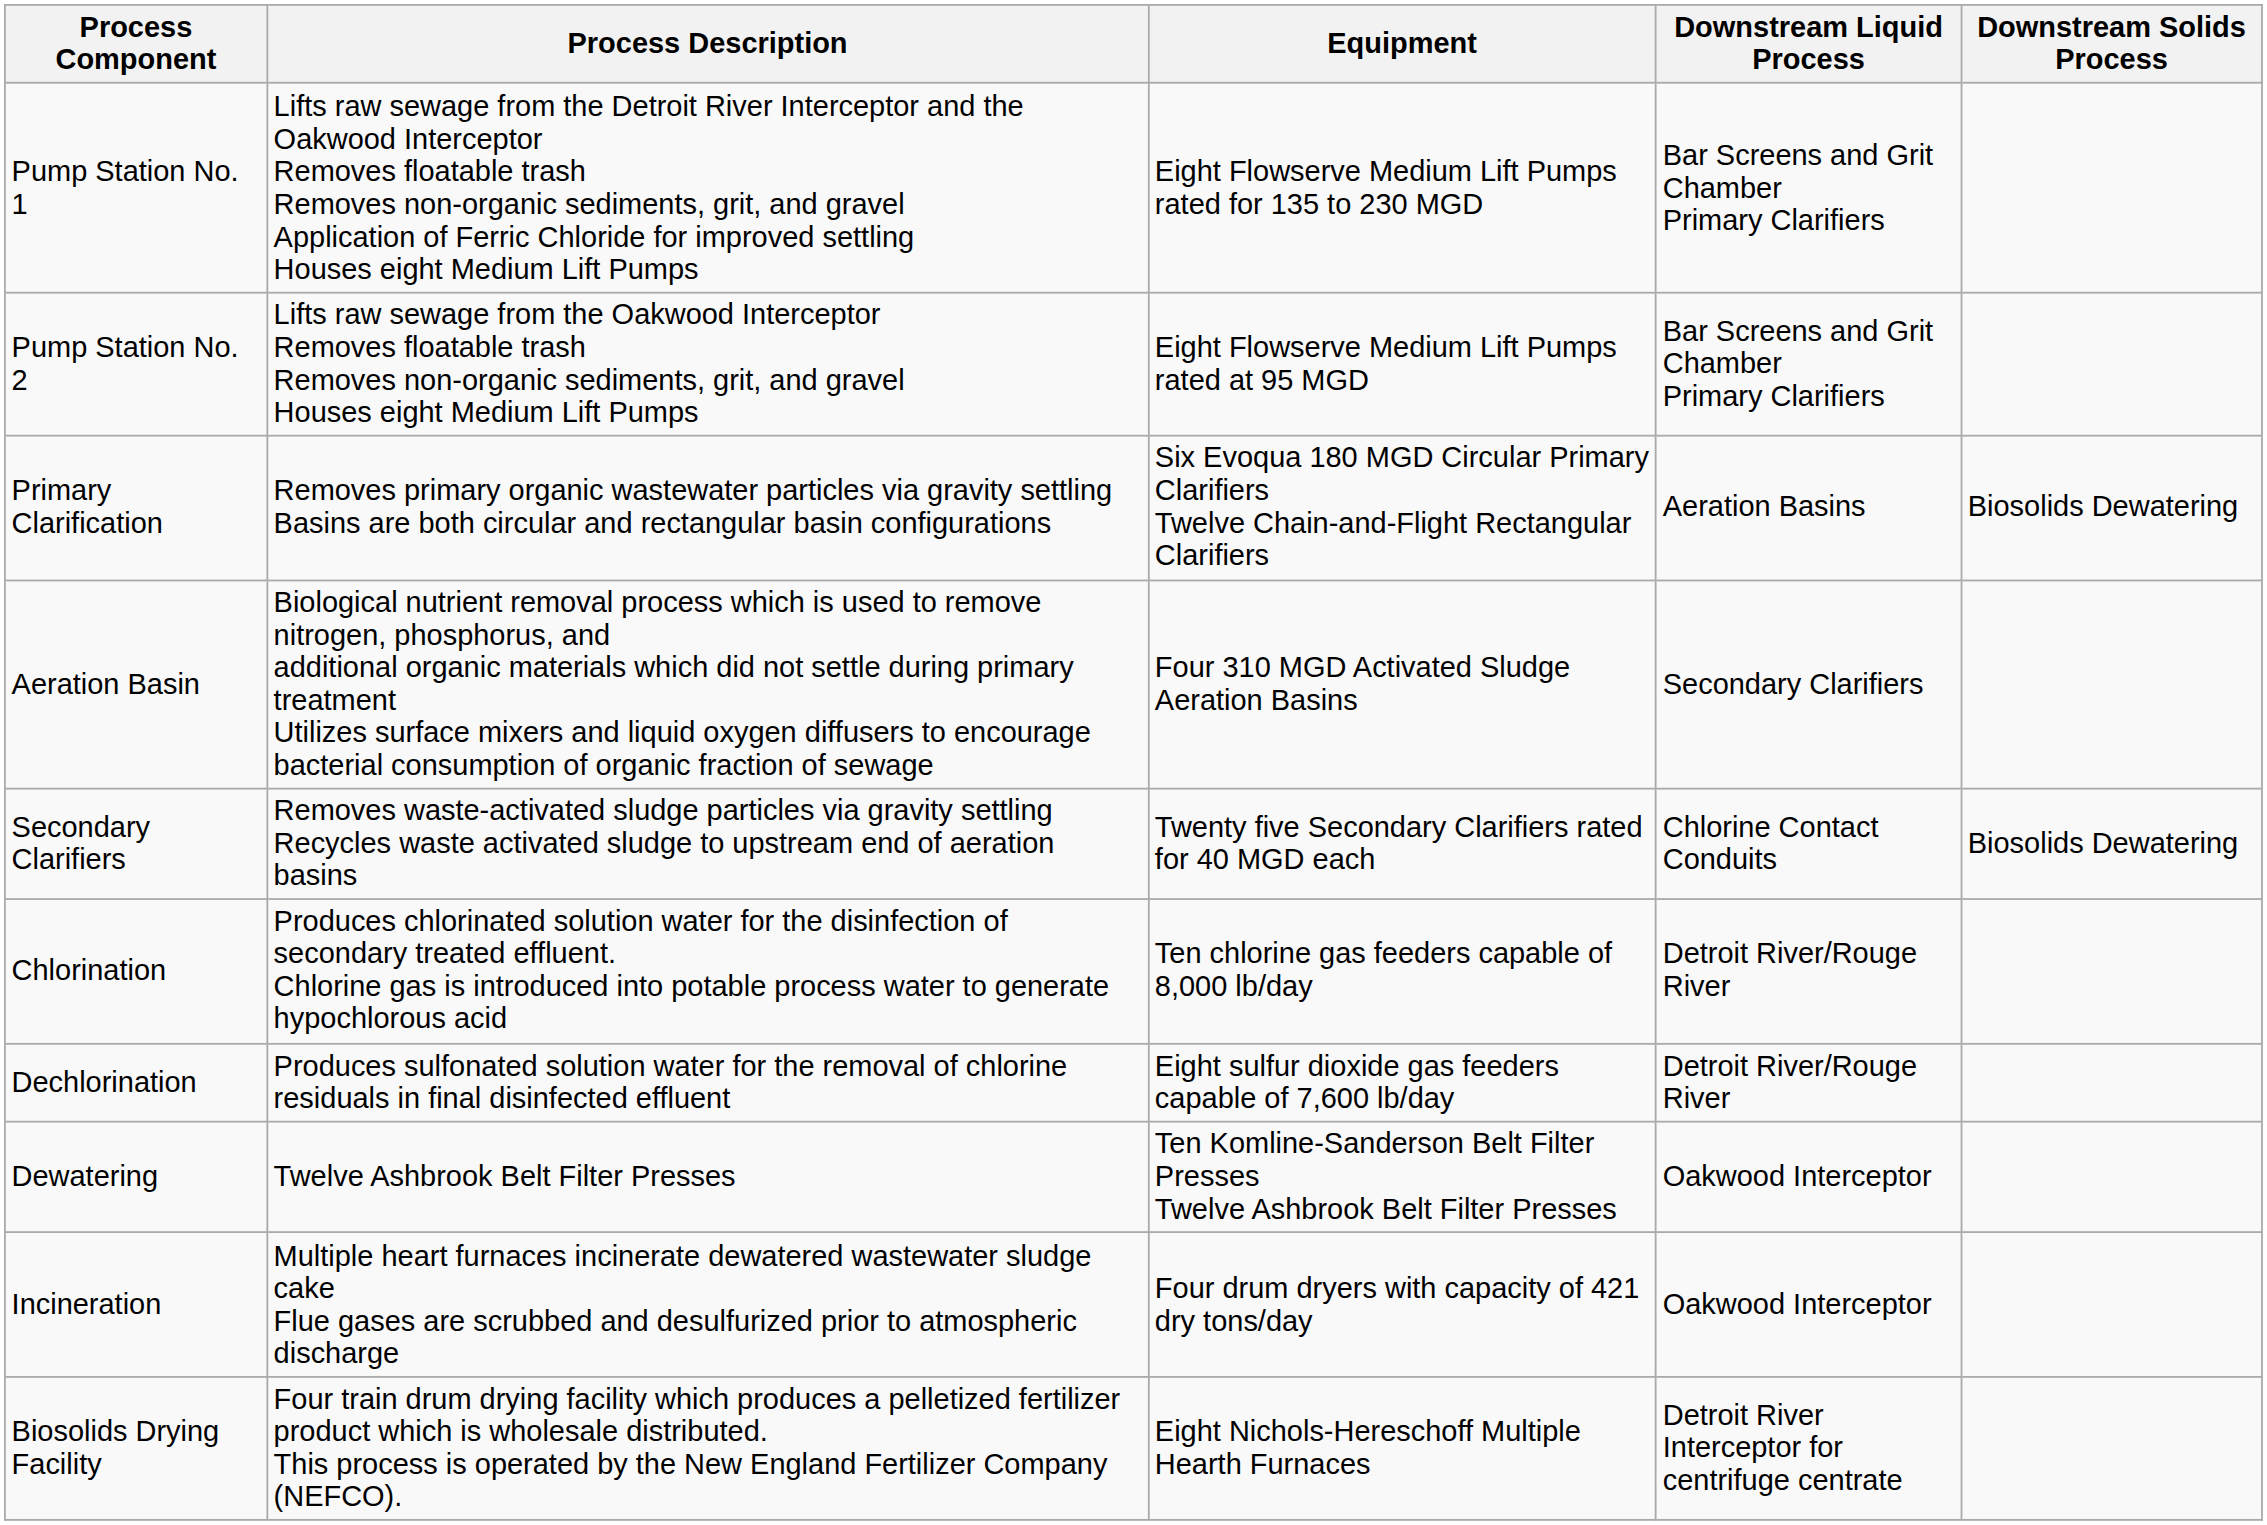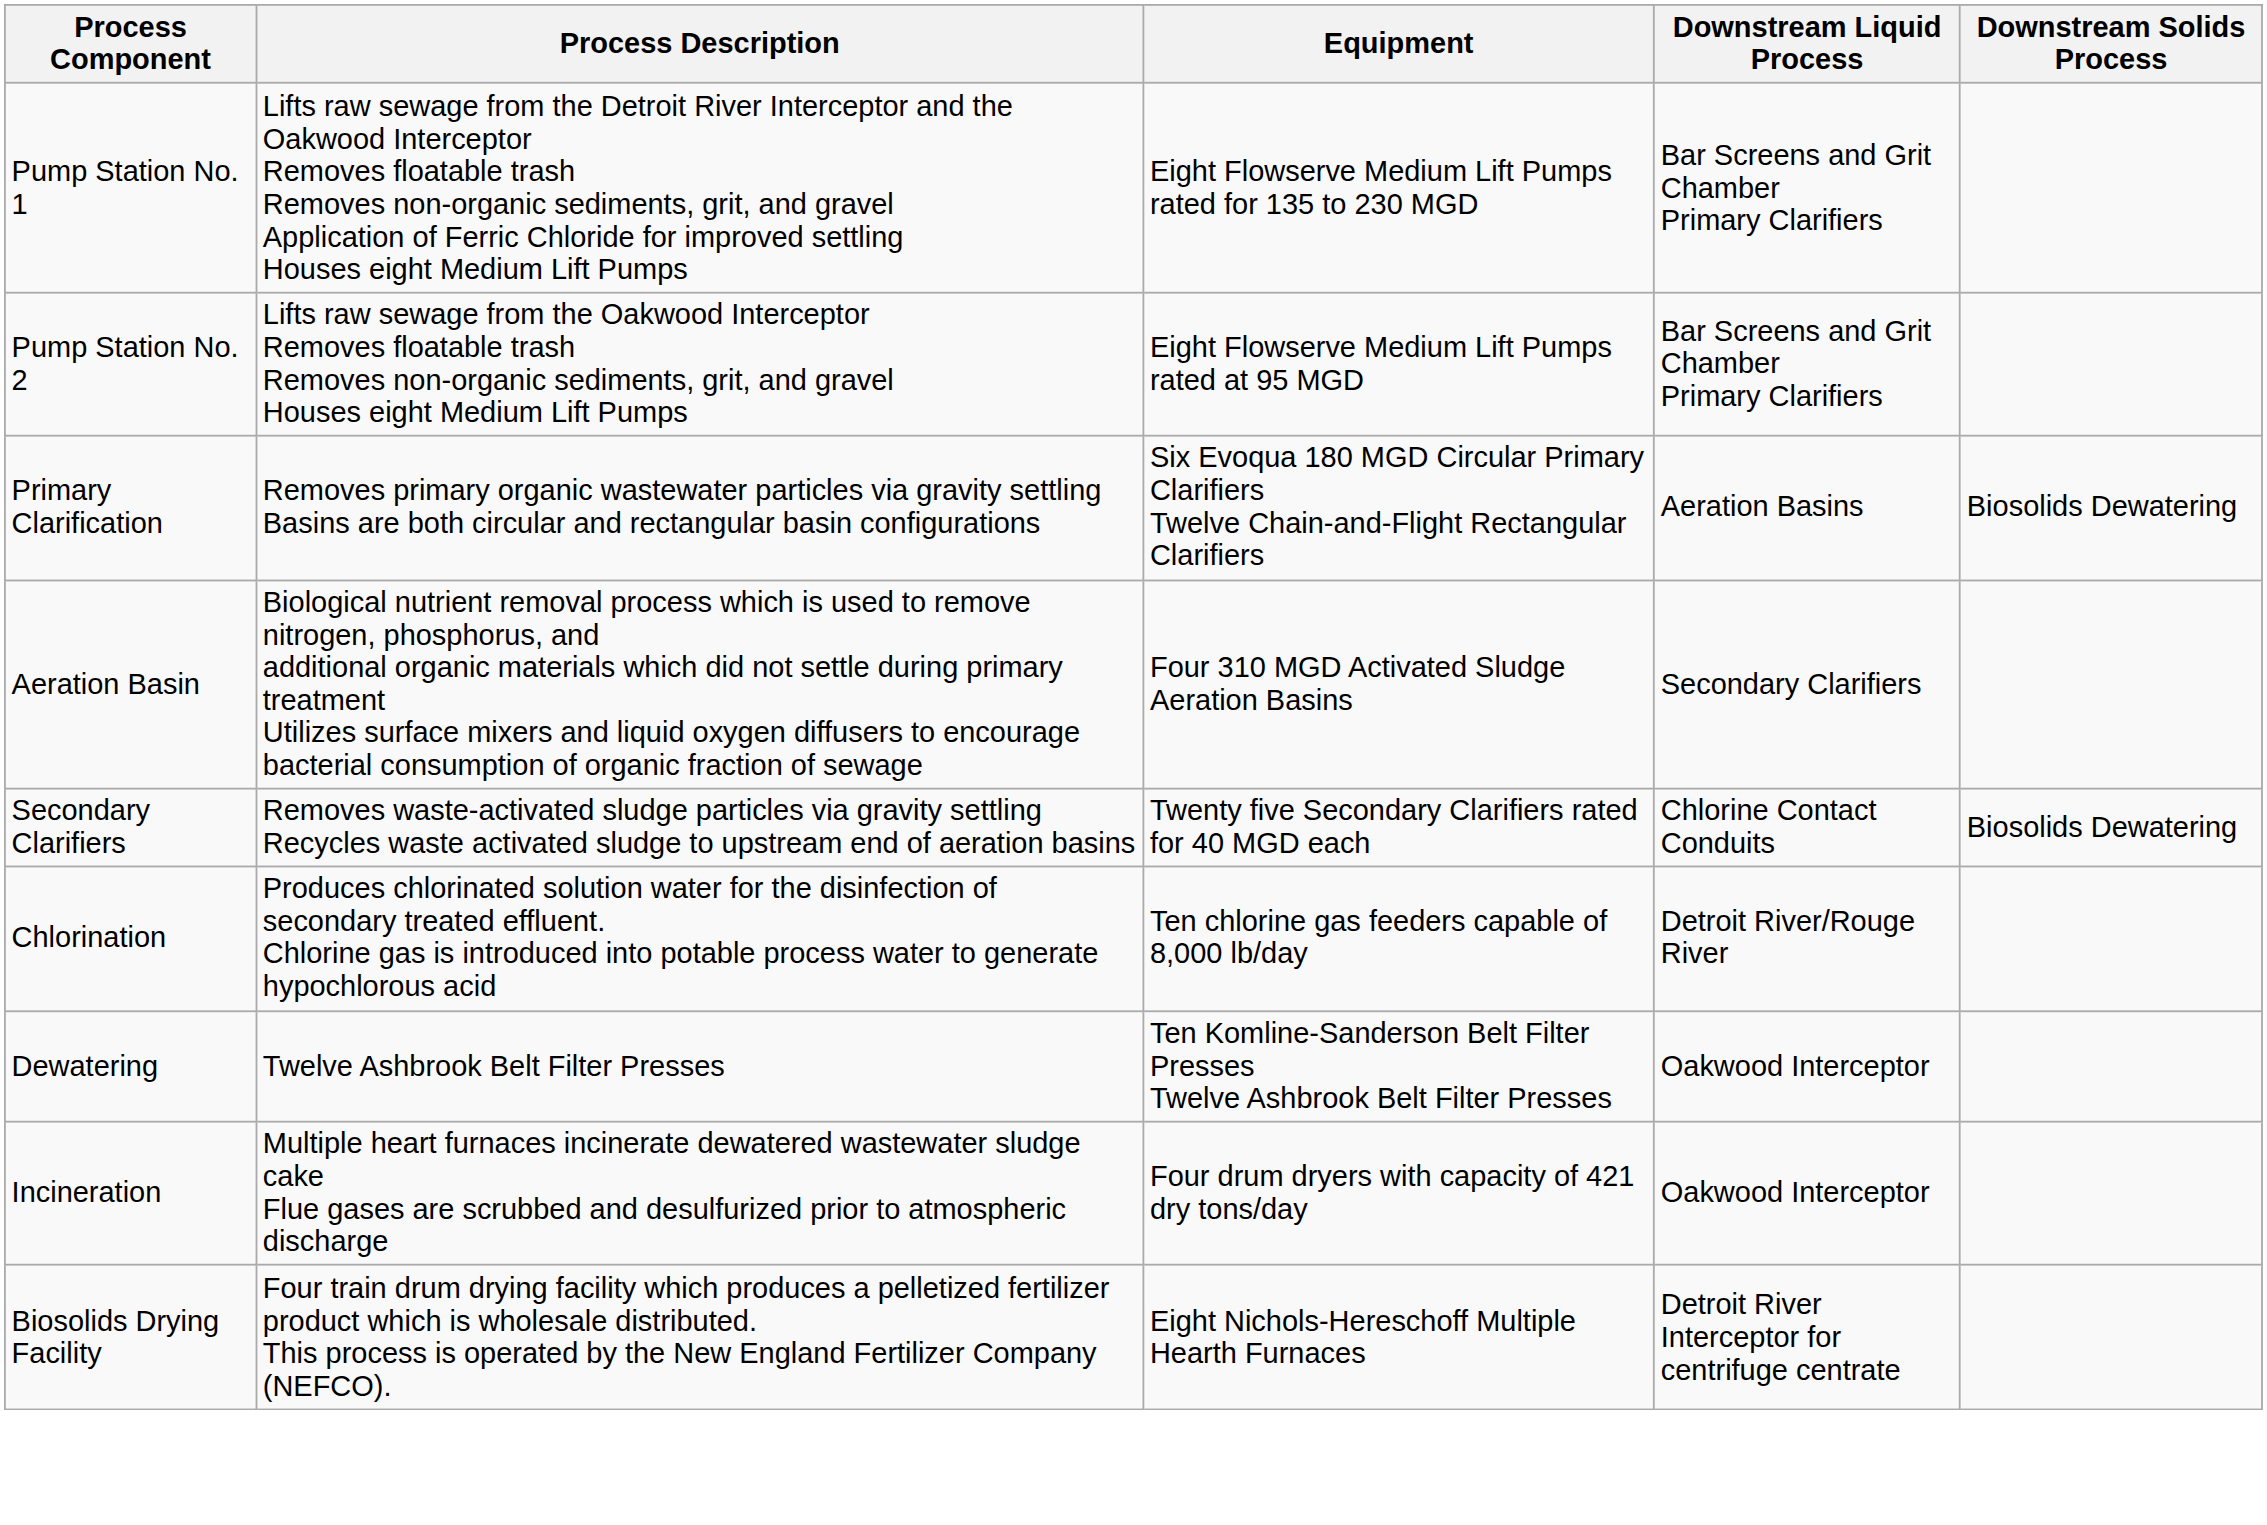- row: (104, 1082)
